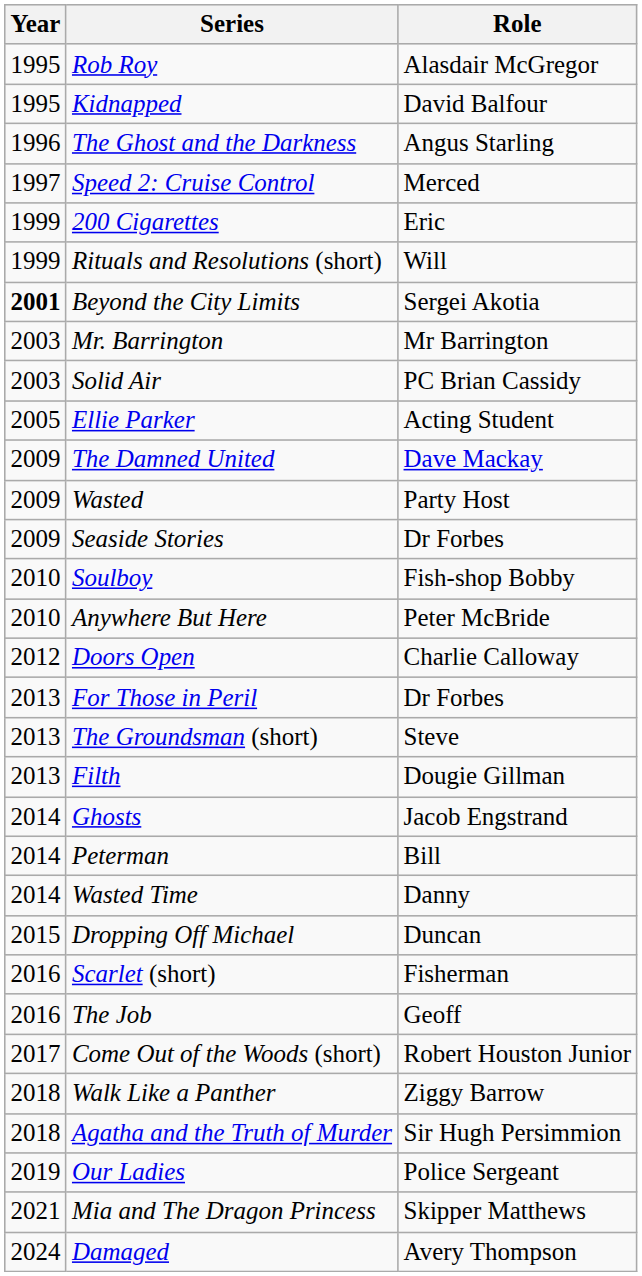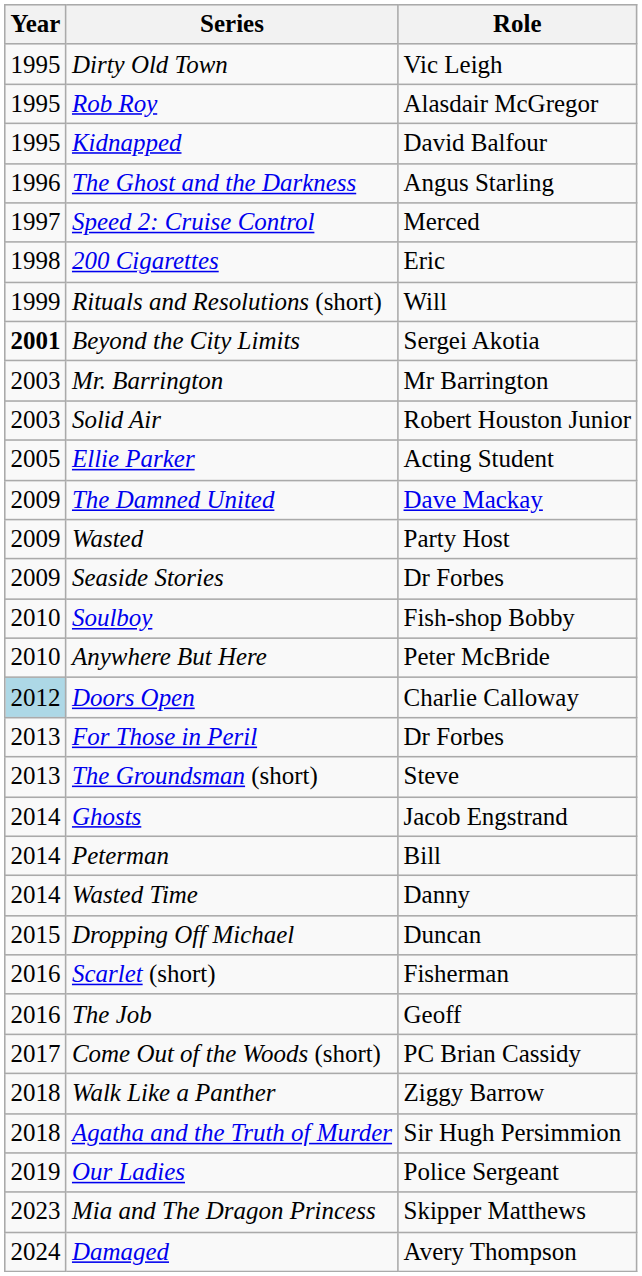+ row: (150, 63)
(35, 222) 1999 -> (35, 261) 1998
(492, 380) PC Brian Cassidy -> (517, 420) Robert Houston Junior
(35, 657) no background -> (35, 697) lightblue background
- row: (96, 776)
(517, 1053) Robert Houston Junior -> (492, 1053) PC Brian Cassidy
(35, 1211) 2021 -> (35, 1211) 2023
